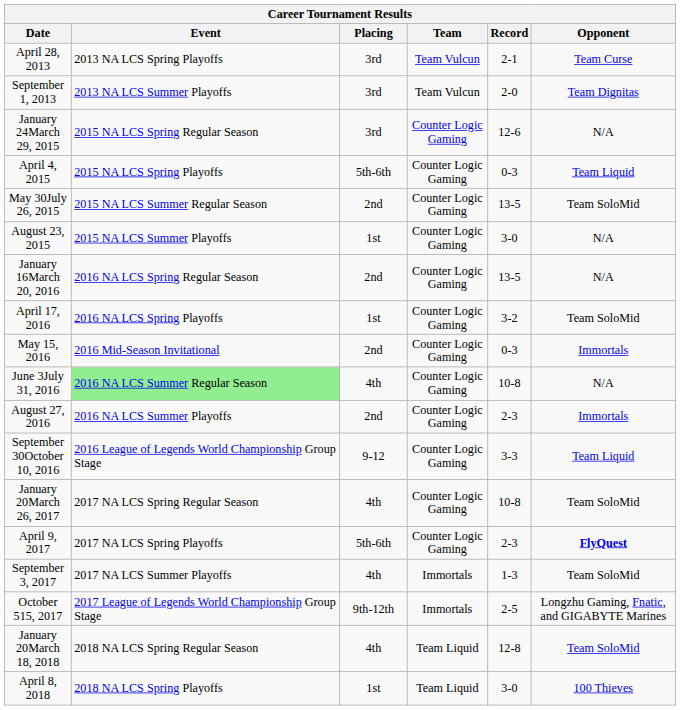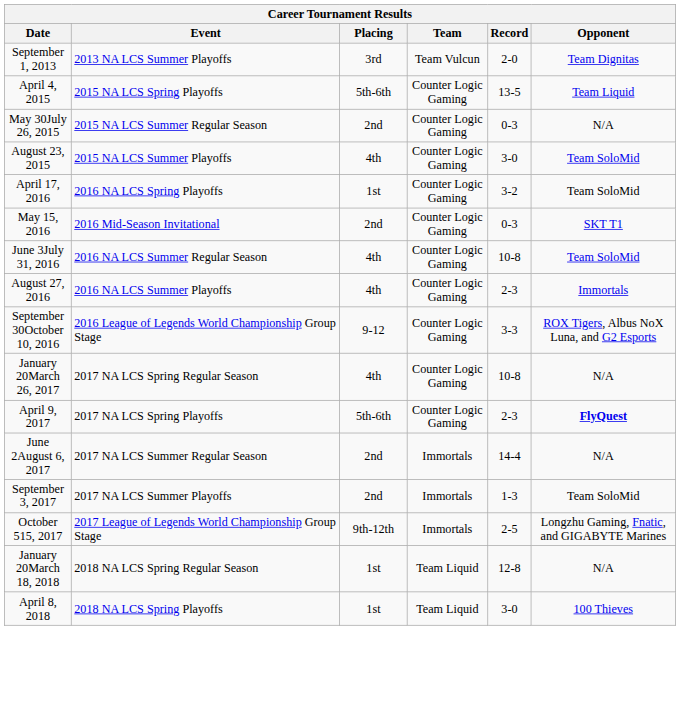- row: (38, 59)
- row: (38, 132)
(509, 172) 0-3 -> (509, 92) 13-5
(509, 205) 13-5 -> (509, 125) 0-3
(603, 205) Team SoloMid -> (603, 125) N/A
(373, 238) 1st -> (373, 158) 4th
(603, 238) N/A -> (603, 158) Team SoloMid
- row: (38, 277)
(603, 350) Immortals -> (603, 224) SKT T1
(171, 383) lightgreen background -> (171, 257) no background
(603, 383) N/A -> (603, 257) Team SoloMid
(373, 416) 2nd -> (373, 290) 4th
(603, 456) Team Liquid -> (603, 330) ROX Tigers, Albus NoX Luna, and G2 Esports
(603, 503) Team SoloMid -> (603, 376) N/A
+ row: (38, 456)
(373, 575) 4th -> (373, 496) 2nd
(373, 648) 4th -> (373, 568) 1st
(603, 648) Team SoloMid -> (603, 568) N/A
